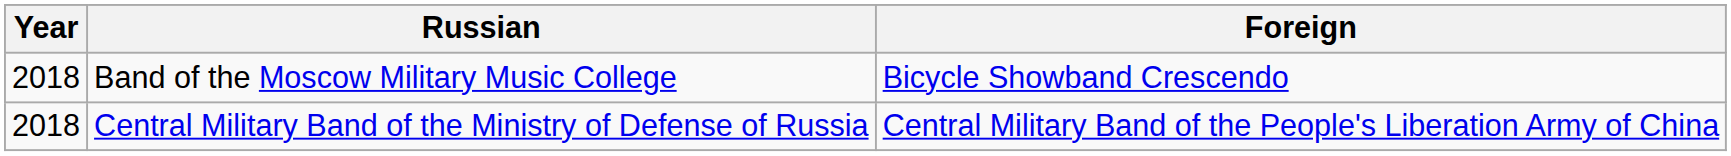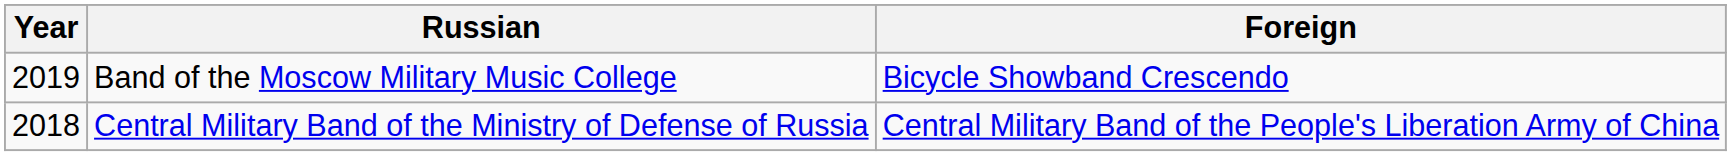(46, 77) 2018 -> (46, 77) 2019
